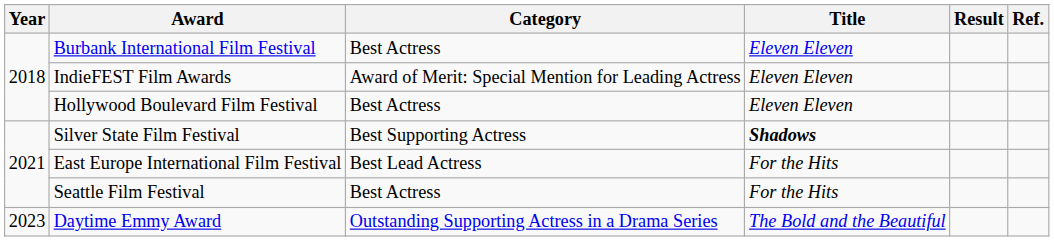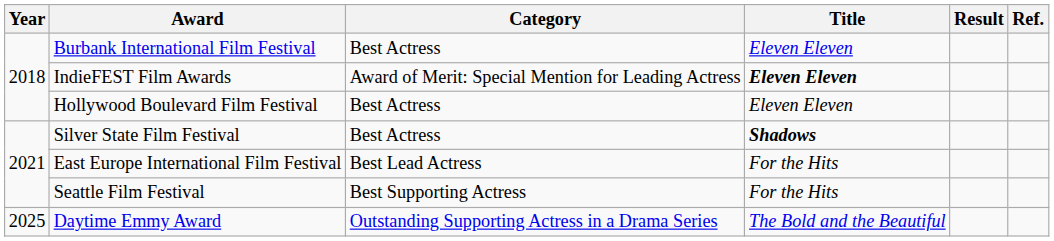(801, 76) normal -> (803, 76) bold
(438, 134) Best Supporting Actress -> (395, 134) Best Actress
(395, 192) Best Actress -> (438, 192) Best Supporting Actress
(27, 221) 2023 -> (27, 221) 2025
